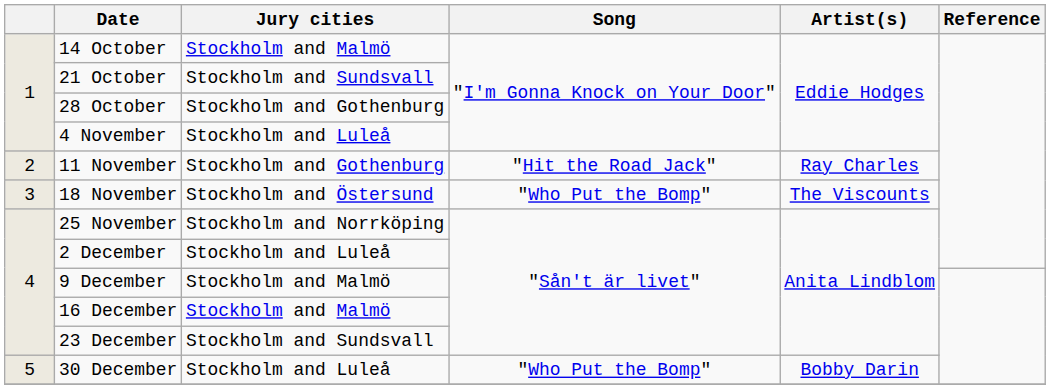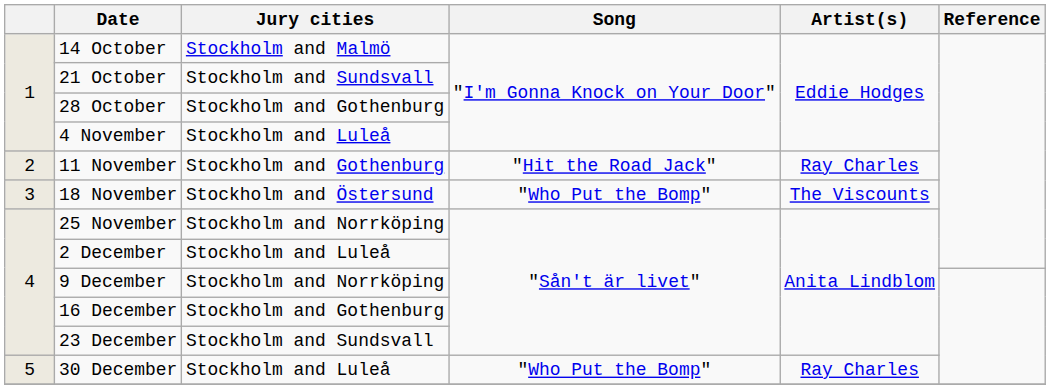(288, 282) Stockholm and Malmö -> (315, 282) Stockholm and Norrköping
(288, 312) Stockholm and Malmö -> (315, 312) Stockholm and Gothenburg
(860, 370) Bobby Darin -> (860, 370) Ray Charles
